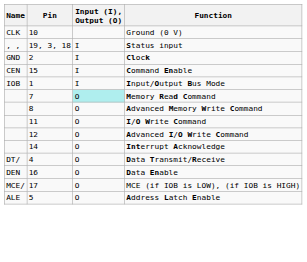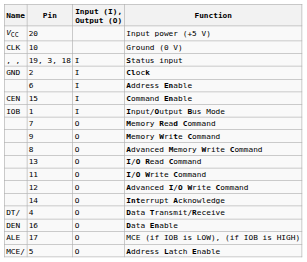+ row: (169, 33)
+ row: (159, 85)
(77, 96) paleturquoise background -> (77, 124) no background
+ row: (173, 136)
+ row: (164, 162)
(16, 185) MCE/ -> (13, 238) ALE
(13, 198) ALE -> (16, 251) MCE/
